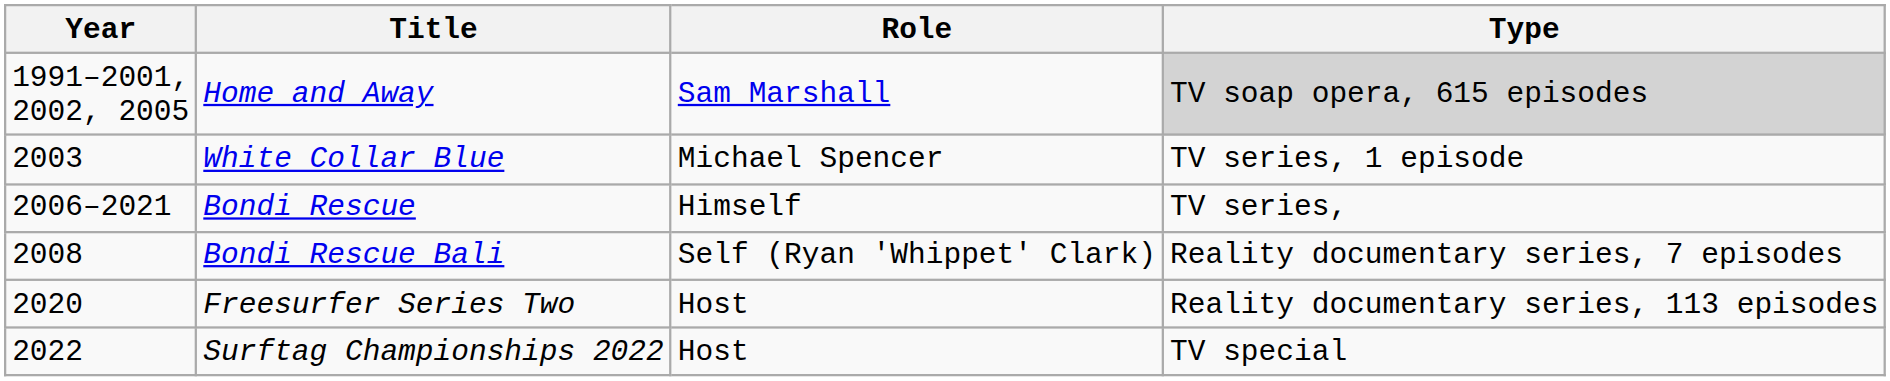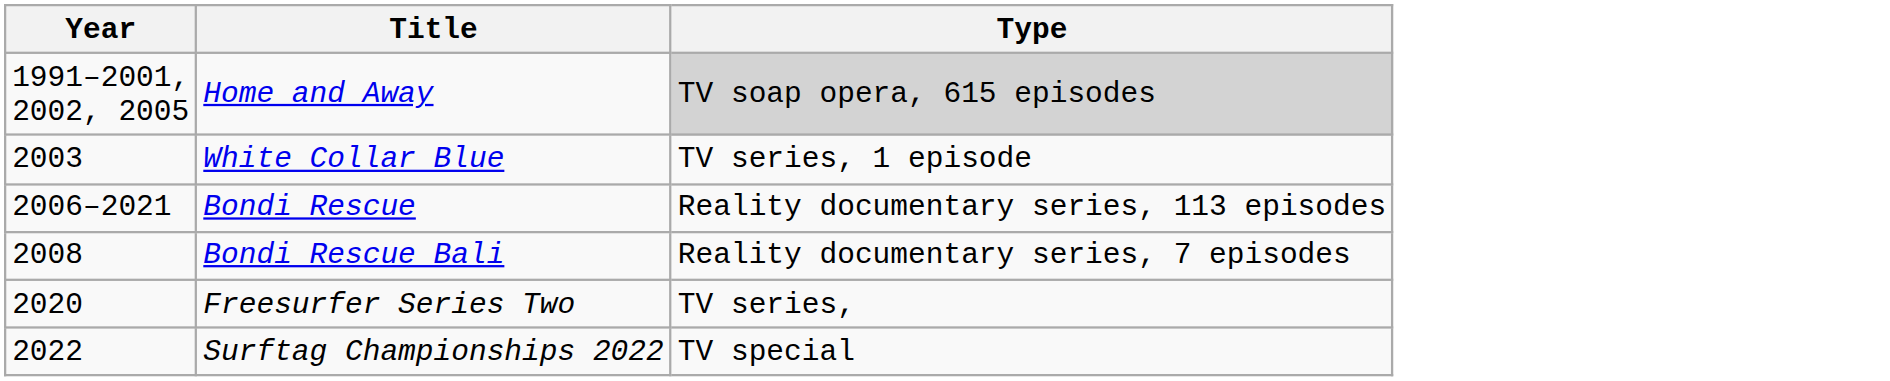- column: (917, 29)
(1259, 208) TV series, -> (1032, 208) Reality documentary series, 113 episodes
(1524, 304) Reality documentary series, 113 episodes -> (766, 304) TV series,
